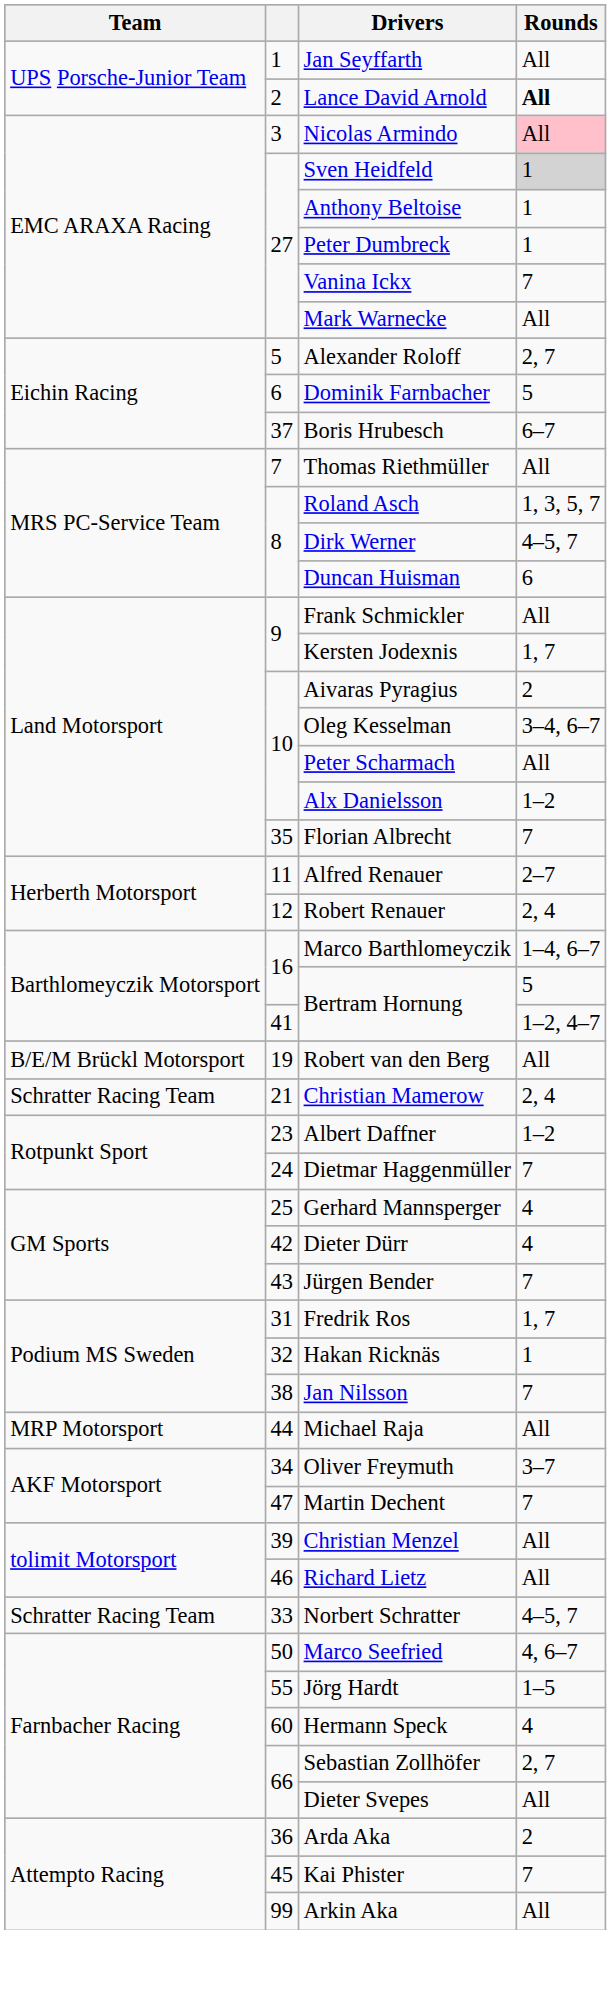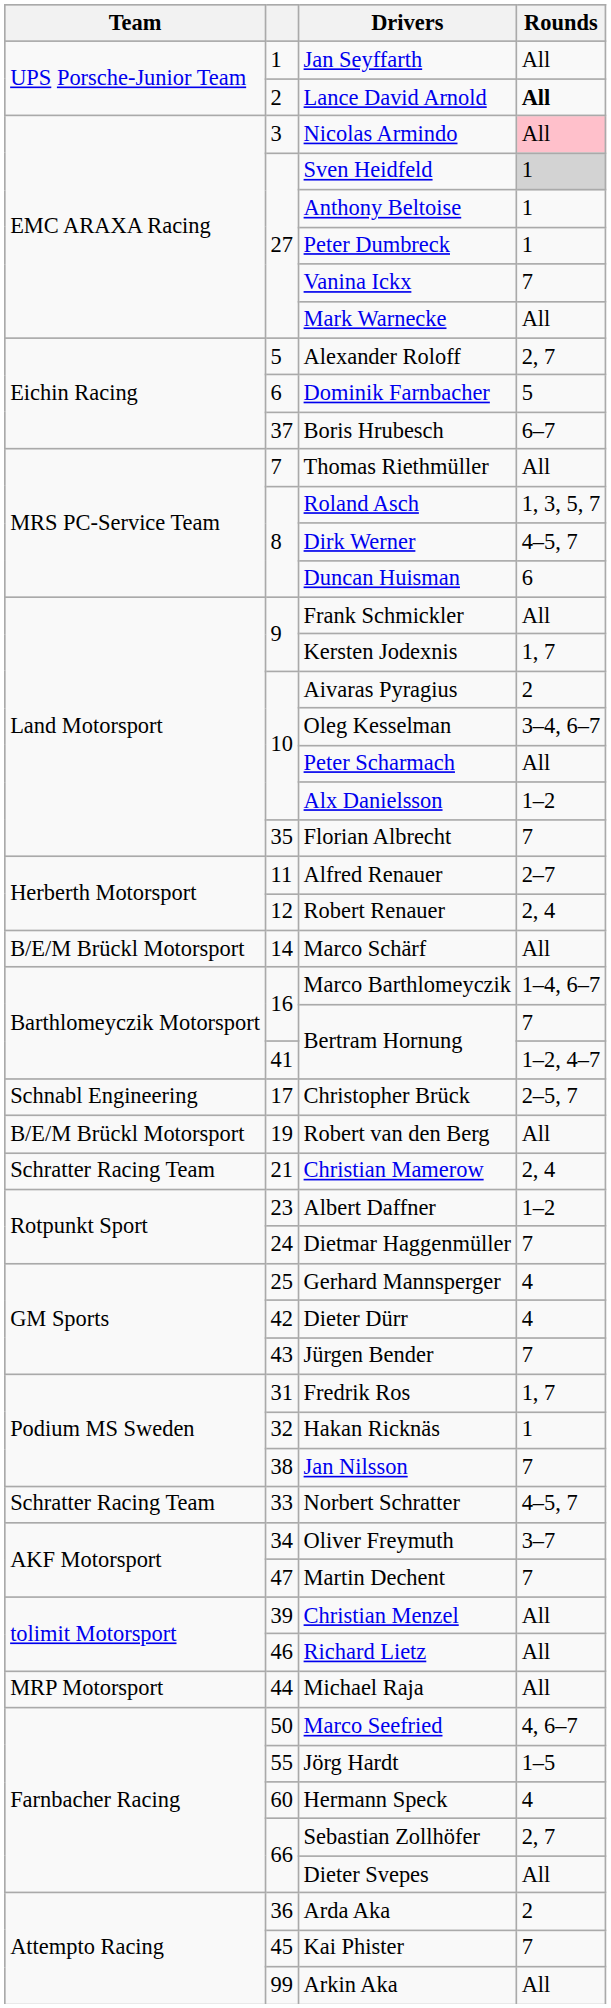+ row: (282, 948)
(527, 985) 5 -> (527, 1022) 7
+ row: (282, 1096)
rows swapped: (282, 1614) <-> (282, 1429)
